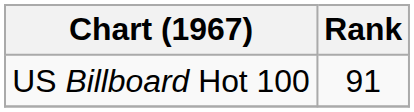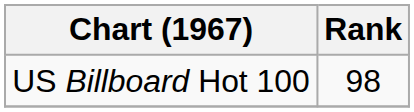(363, 80) 91 -> (363, 80) 98
